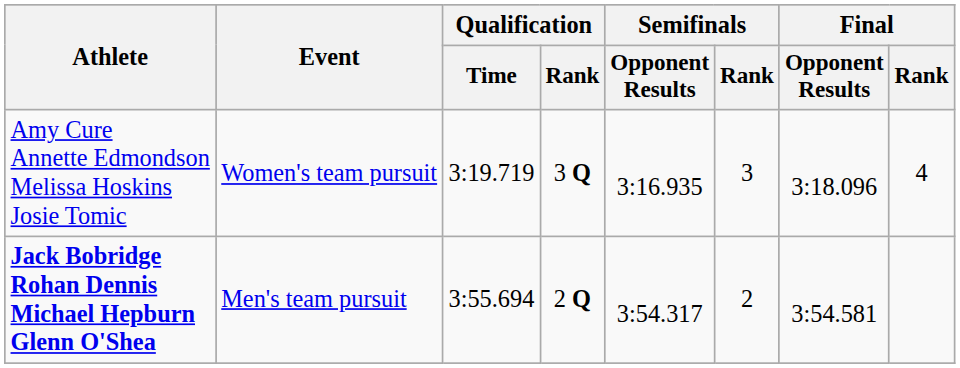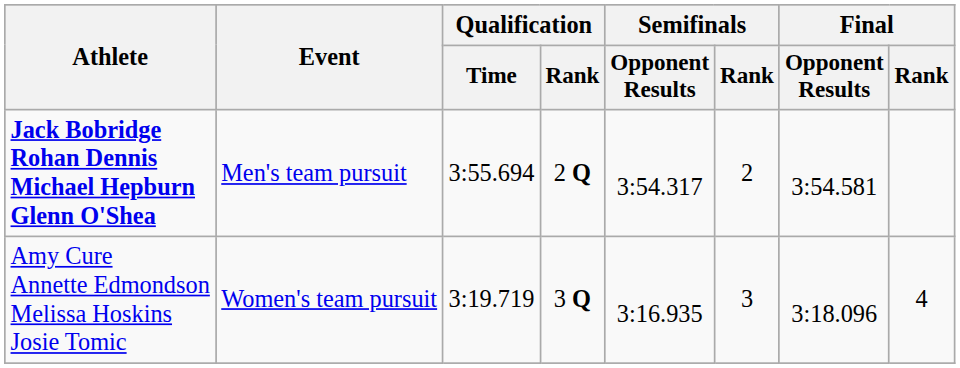rows swapped: (103, 299) <-> (110, 173)
